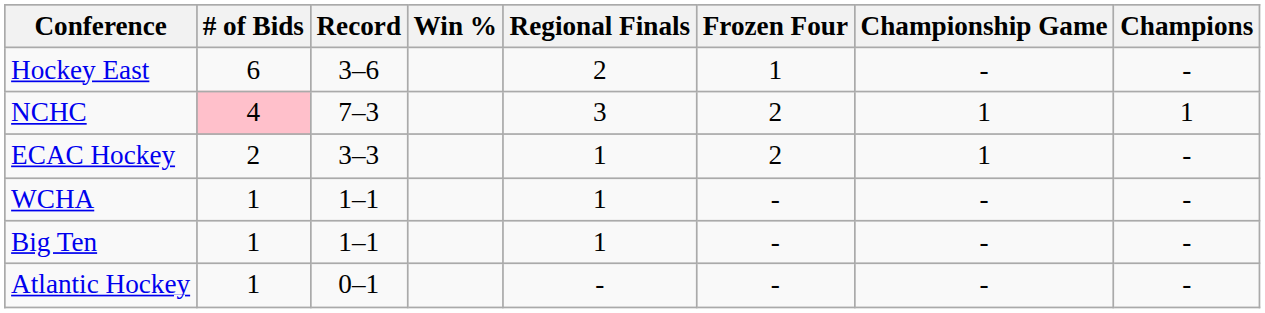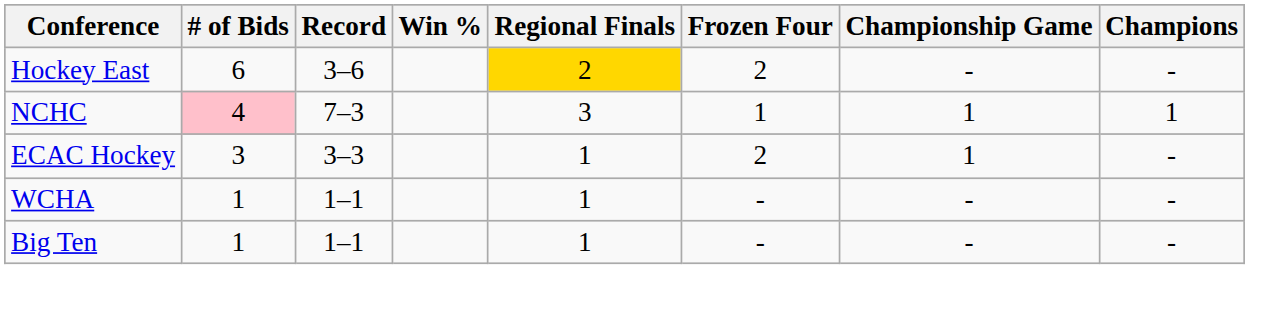(600, 69) no background -> (585, 69) gold background
(775, 69) 1 -> (760, 69) 2
(775, 112) 2 -> (760, 112) 1
(253, 155) 2 -> (238, 155) 3
- row: (101, 284)
